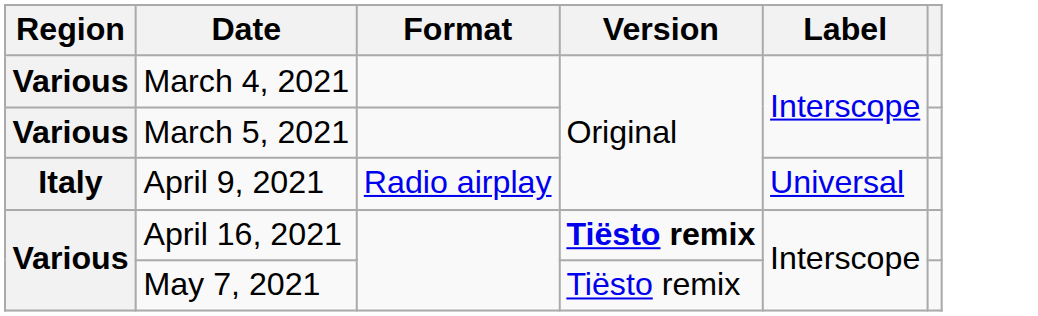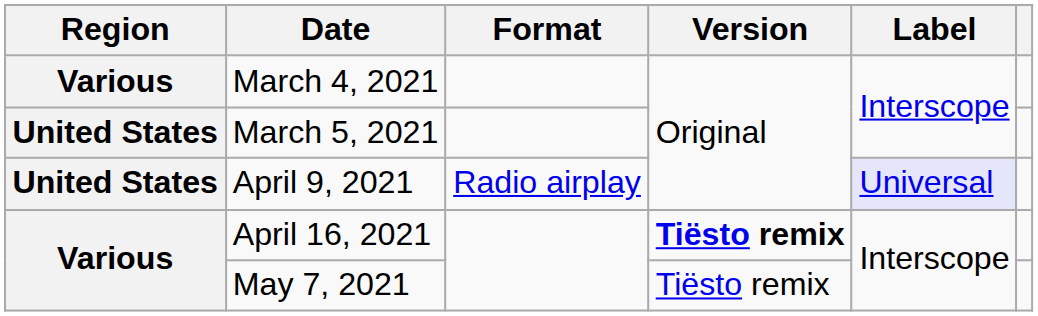(71, 132) Various -> (115, 132) United States
(71, 183) Italy -> (115, 183) United States
(837, 183) no background -> (926, 183) lavender background
